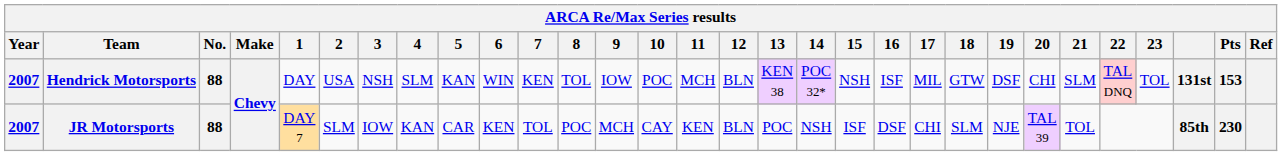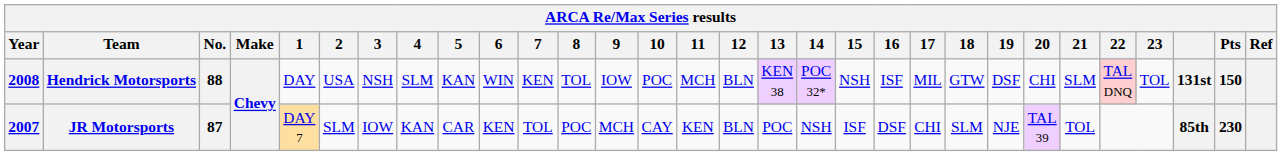(24, 81) 2007 -> (24, 81) 2008
(1230, 81) 153 -> (1230, 81) 150
(215, 127) 88 -> (215, 127) 87
